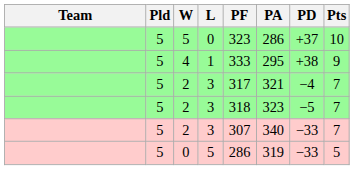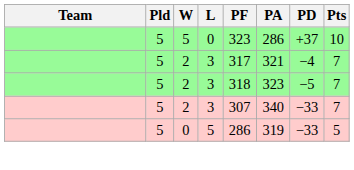- row: (186, 61)
